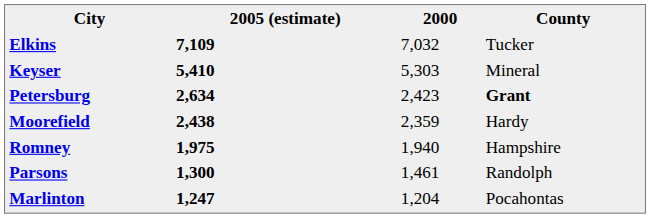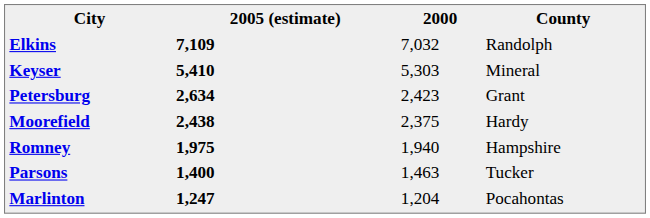(510, 44) Tucker -> (519, 44) Randolph
(508, 95) bold -> (505, 95) normal
(420, 121) 2,359 -> (420, 121) 2,375
(195, 173) 1,300 -> (195, 173) 1,400
(420, 173) 1,461 -> (420, 173) 1,463
(519, 173) Randolph -> (510, 173) Tucker
